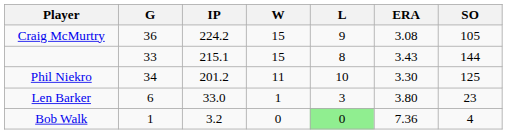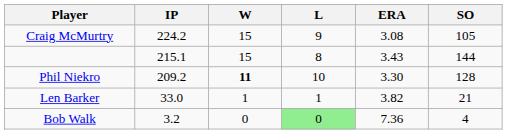- column: (150, 14)
(214, 77) 201.2 -> (172, 77) 209.2
(278, 77) normal -> (245, 77) bold
(470, 77) 125 -> (465, 77) 128
(342, 98) 3 -> (319, 98) 1
(406, 98) 3.80 -> (392, 98) 3.82
(470, 98) 23 -> (465, 98) 21
